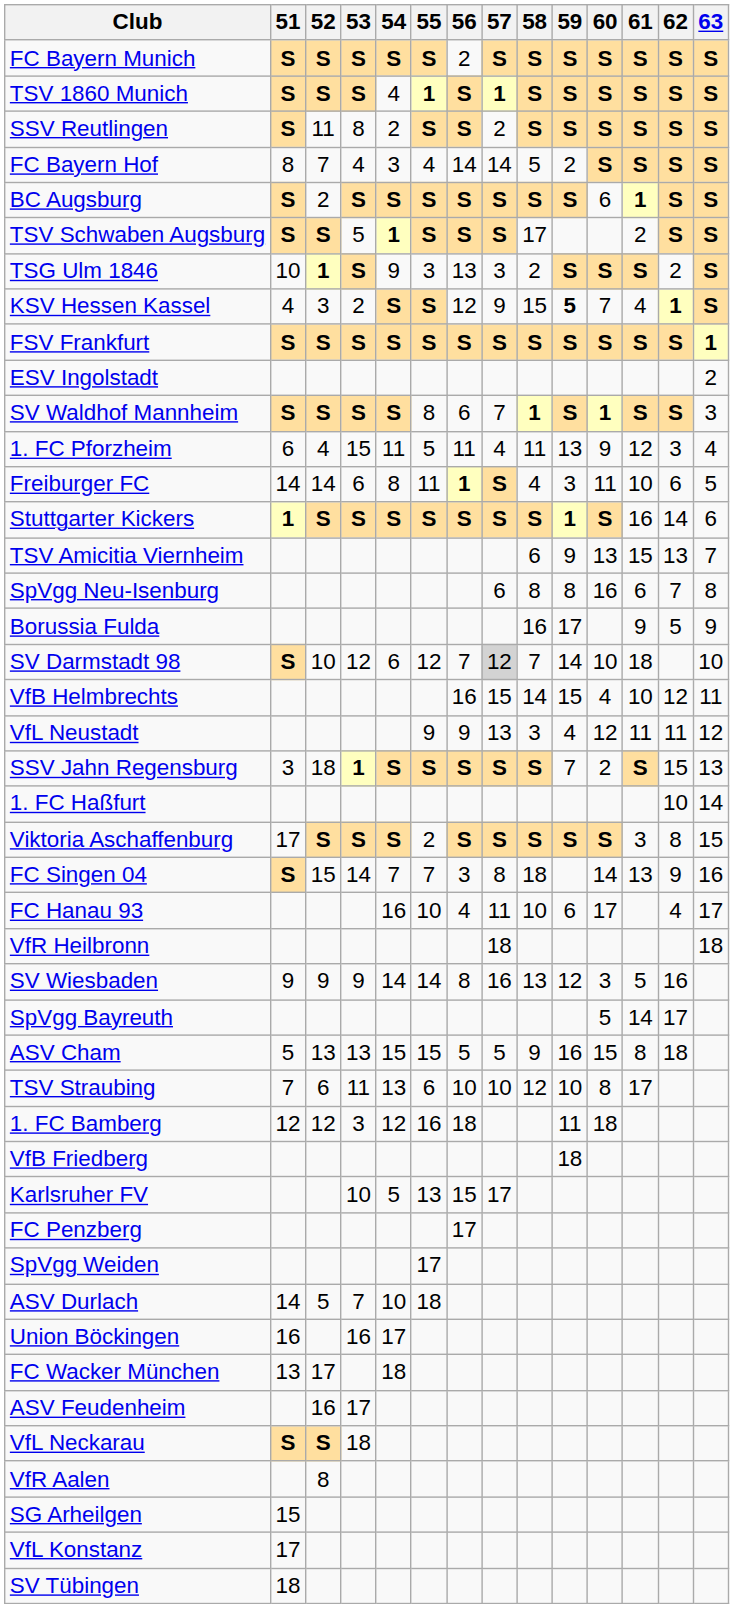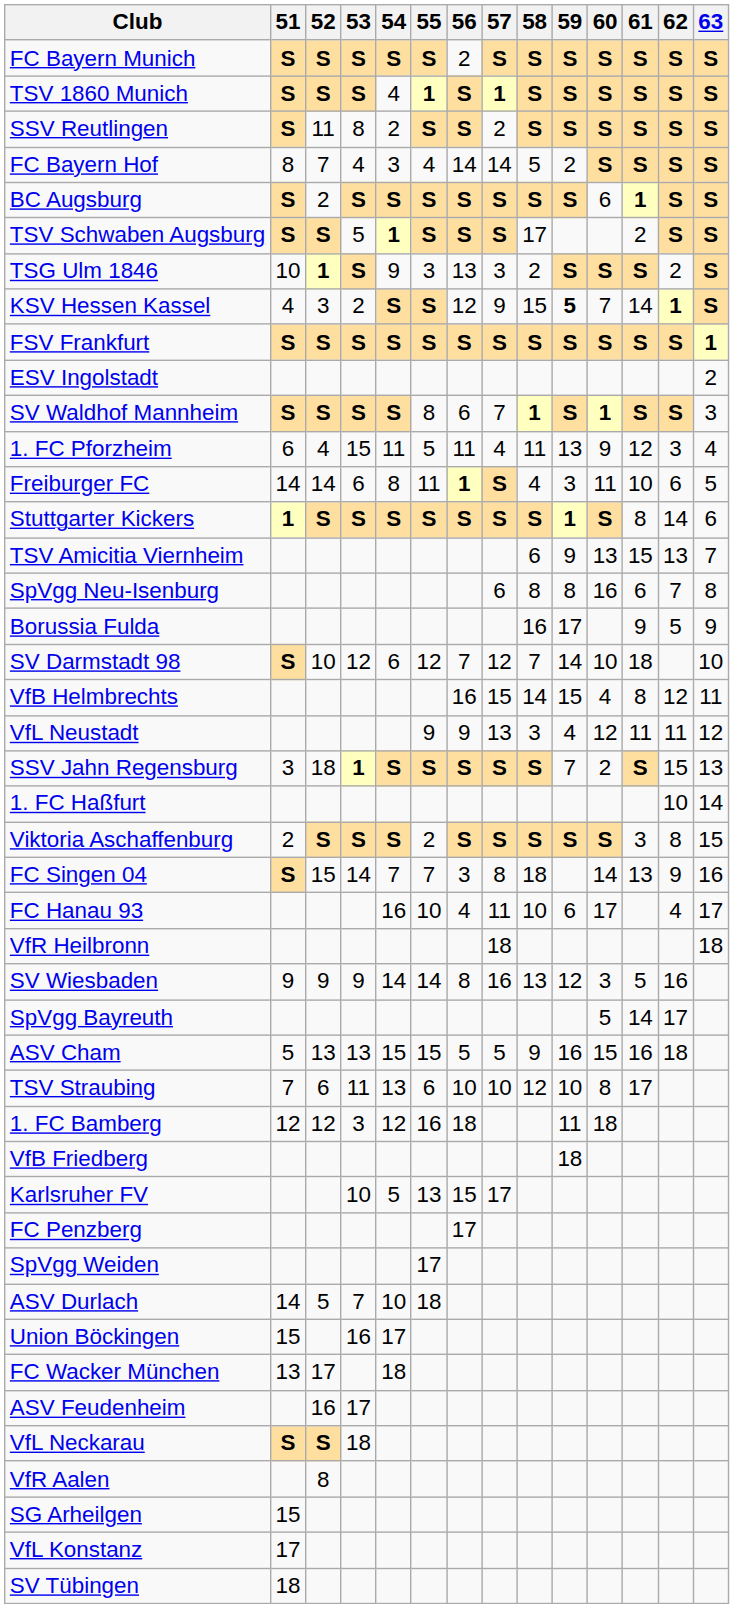(640, 306) 4 -> (640, 306) 14
(640, 519) 16 -> (640, 519) 8
(499, 661) lightgrey background -> (499, 661) no background
(640, 697) 10 -> (640, 697) 8
(288, 839) 17 -> (288, 839) 2
(640, 1052) 8 -> (640, 1052) 16
(288, 1336) 16 -> (288, 1336) 15
